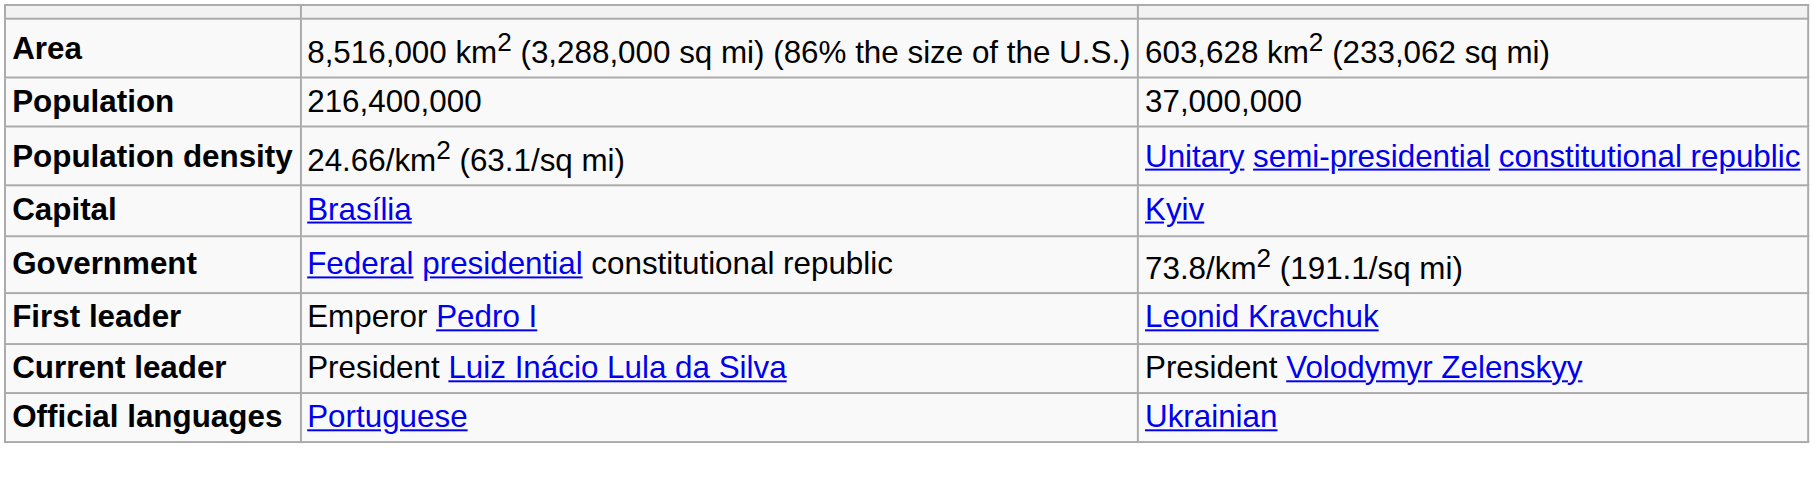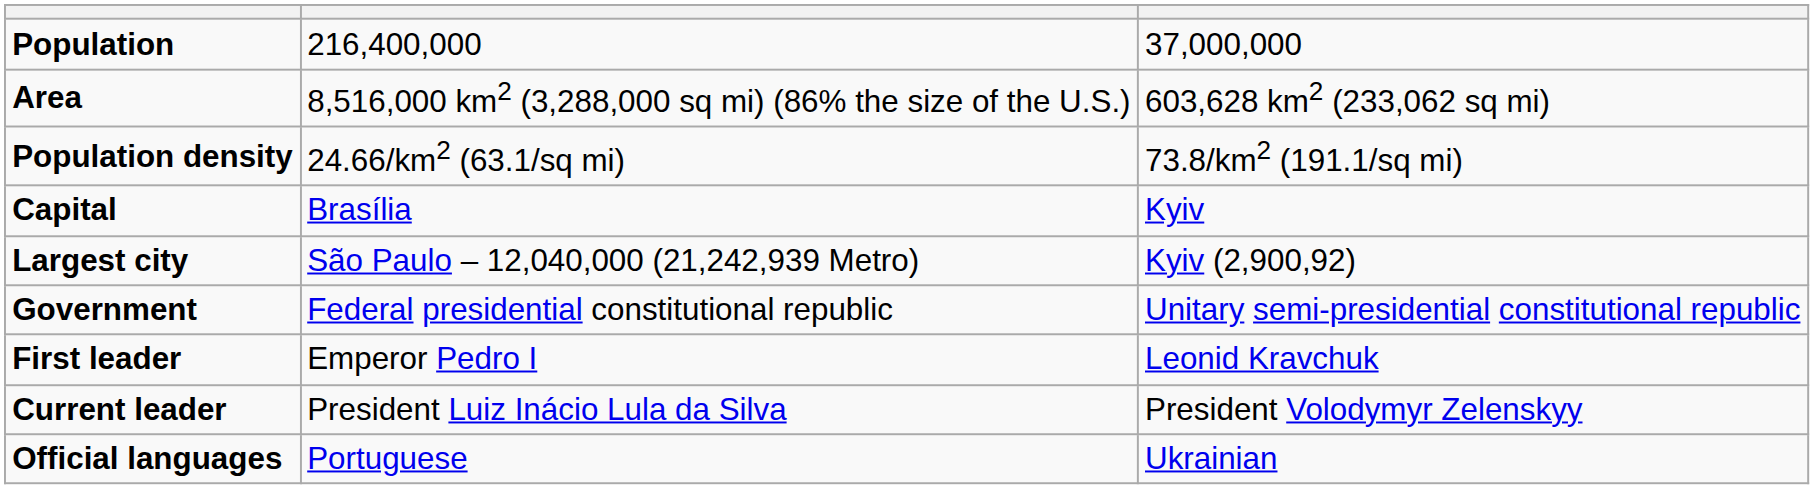rows swapped: (93, 102) <-> (47, 48)
(1473, 156) Unitary semi-presidential constitutional republic -> (1304, 156) 73.8/km2 (191.1/sq mi)
+ row: (100, 259)
(1304, 263) 73.8/km2 (191.1/sq mi) -> (1473, 309) Unitary semi-presidential constitutional republic
